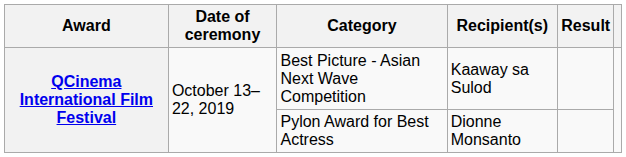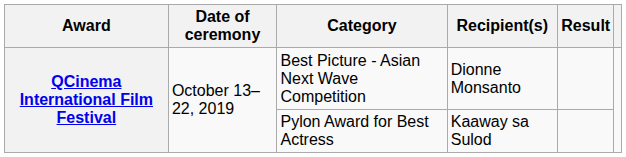(490, 78) Kaaway sa Sulod -> (486, 78) Dionne Monsanto
(486, 130) Dionne Monsanto -> (490, 130) Kaaway sa Sulod
